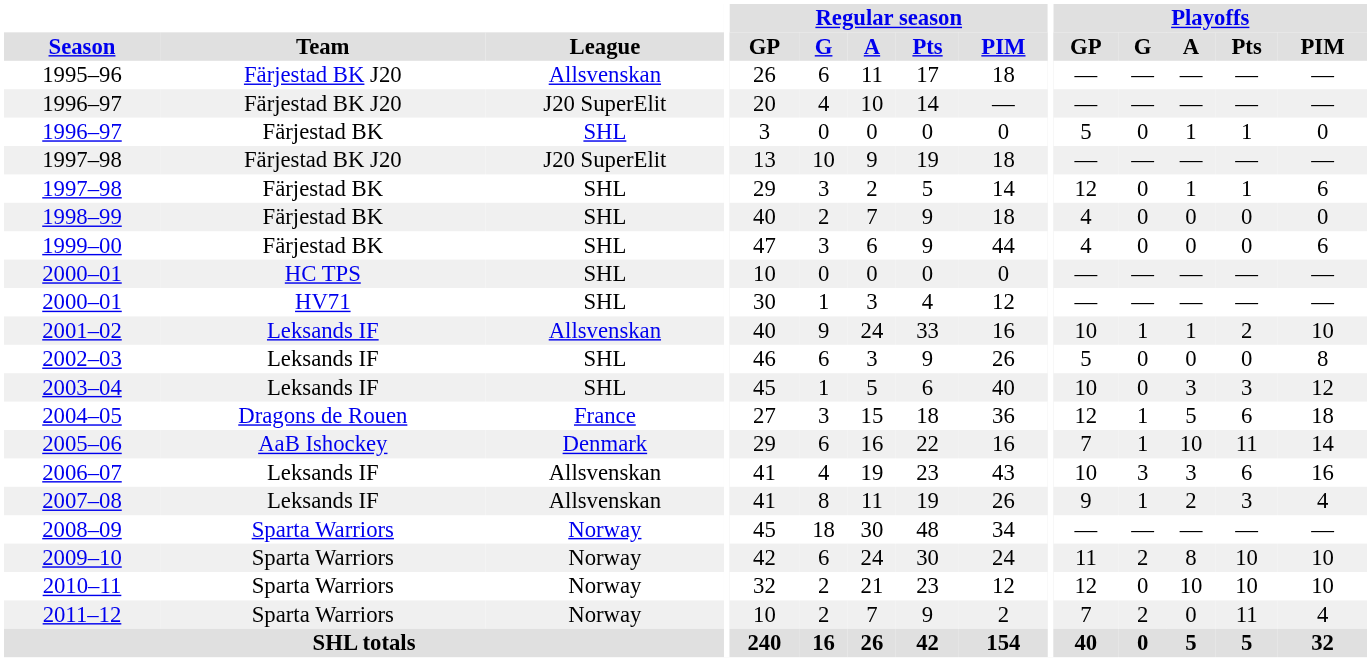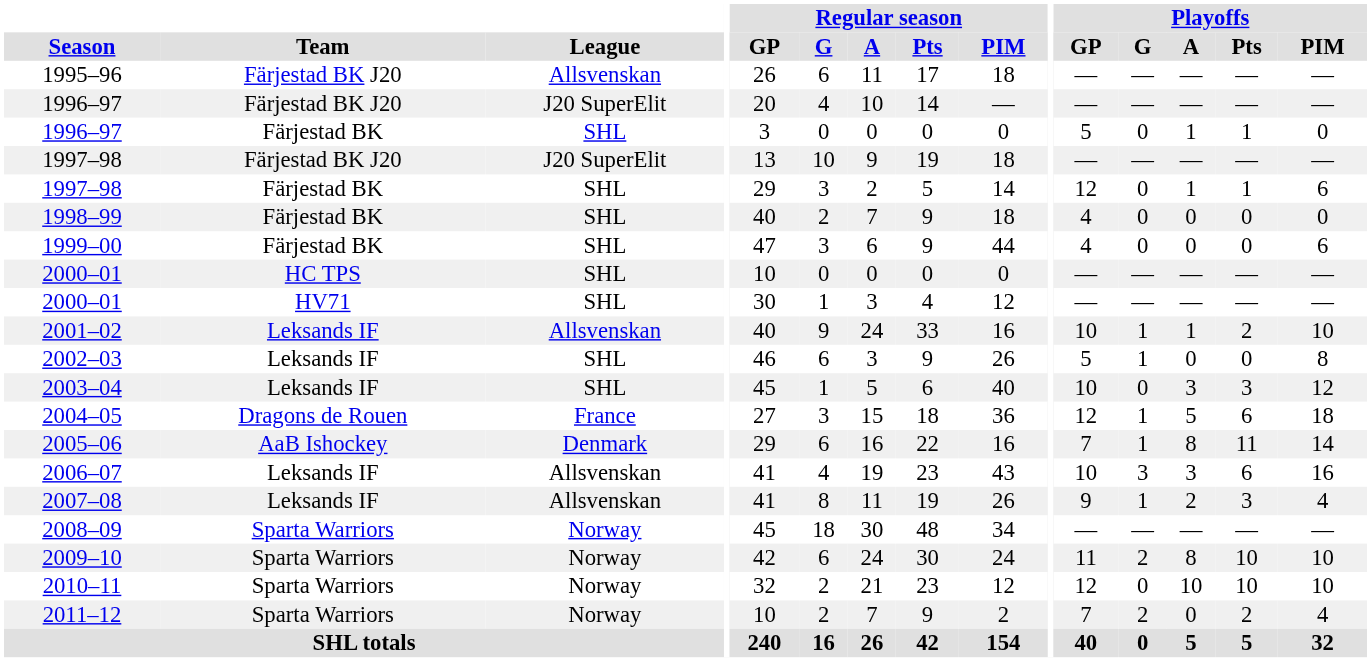(1143, 358) 0 -> (1143, 358) 1
(1191, 443) 10 -> (1191, 443) 8
(1247, 614) 11 -> (1247, 614) 2
